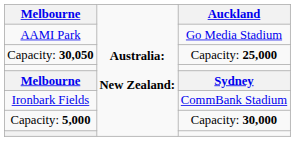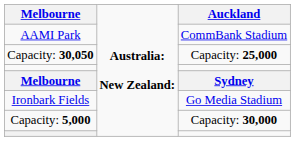(234, 34) Go Media Stadium -> (234, 34) CommBank Stadium
(234, 100) CommBank Stadium -> (234, 100) Go Media Stadium
